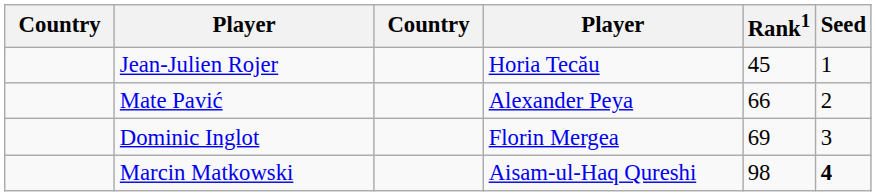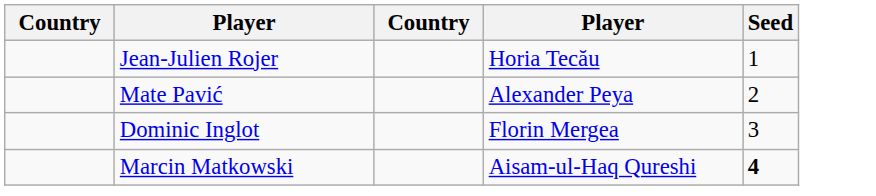- column: (779, 25)
